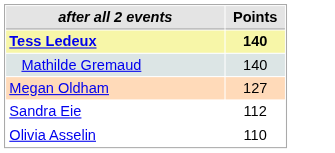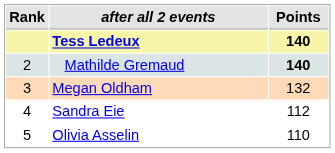+ column: (27, 17)
(255, 65) normal -> (298, 65) bold
(255, 88) 127 -> (298, 88) 132
